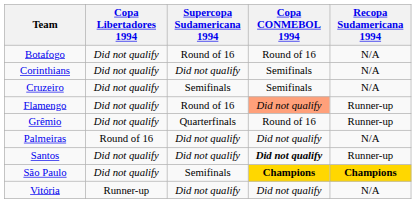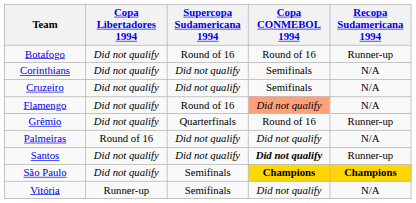(370, 54) N/A -> (370, 54) Runner-up
(208, 88) Semifinals -> (208, 88) Did not qualify
(370, 105) Runner-up -> (370, 105) N/A
(208, 190) Did not qualify -> (208, 190) Semifinals
